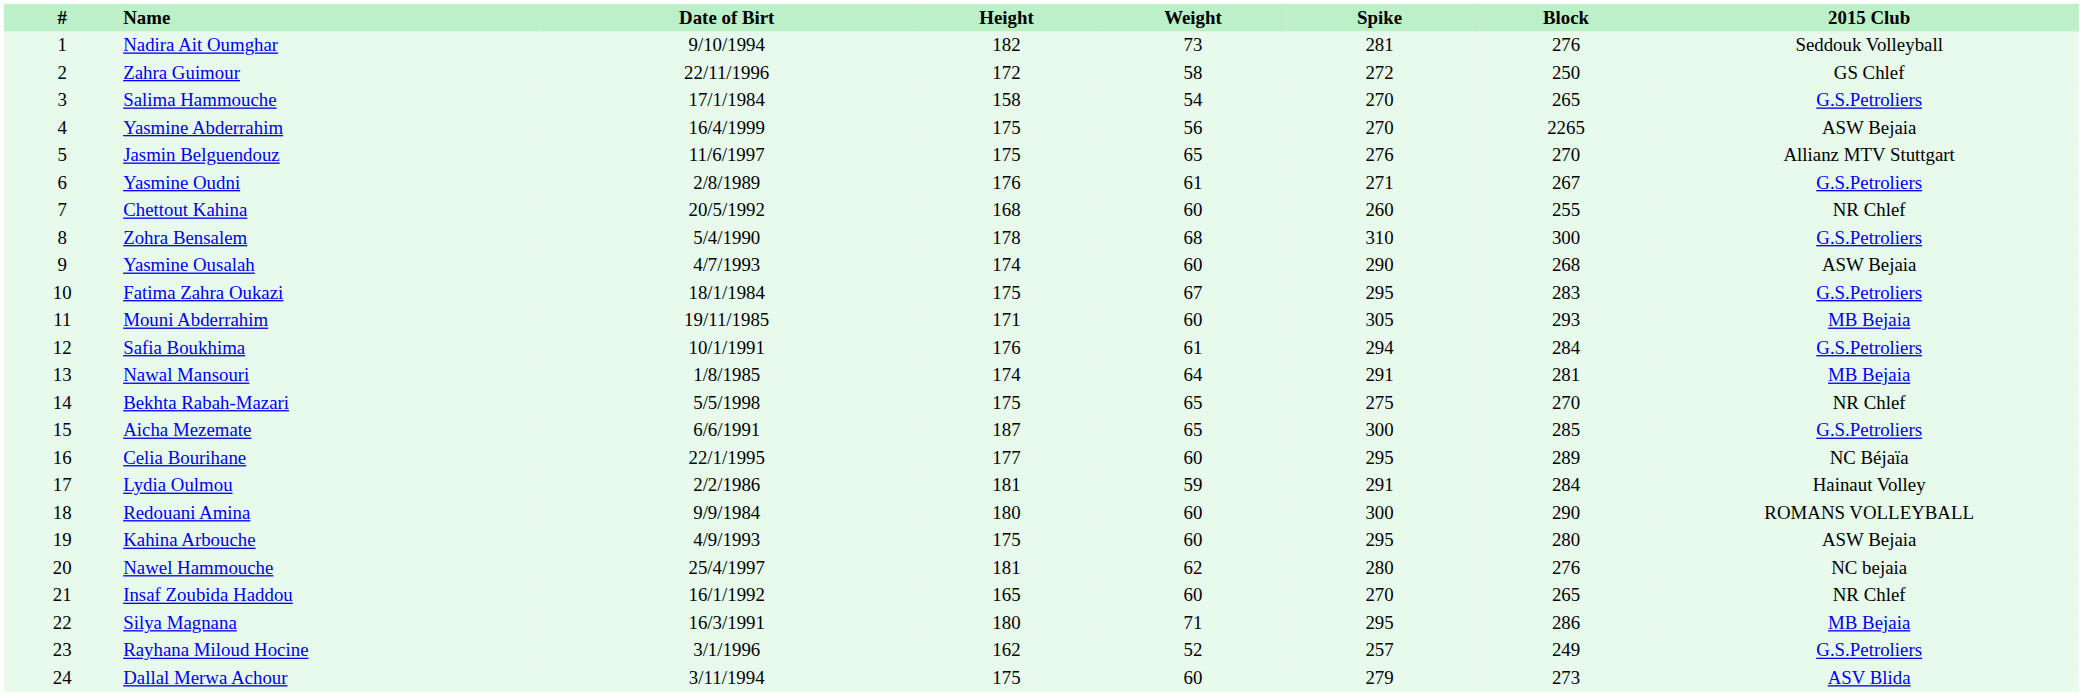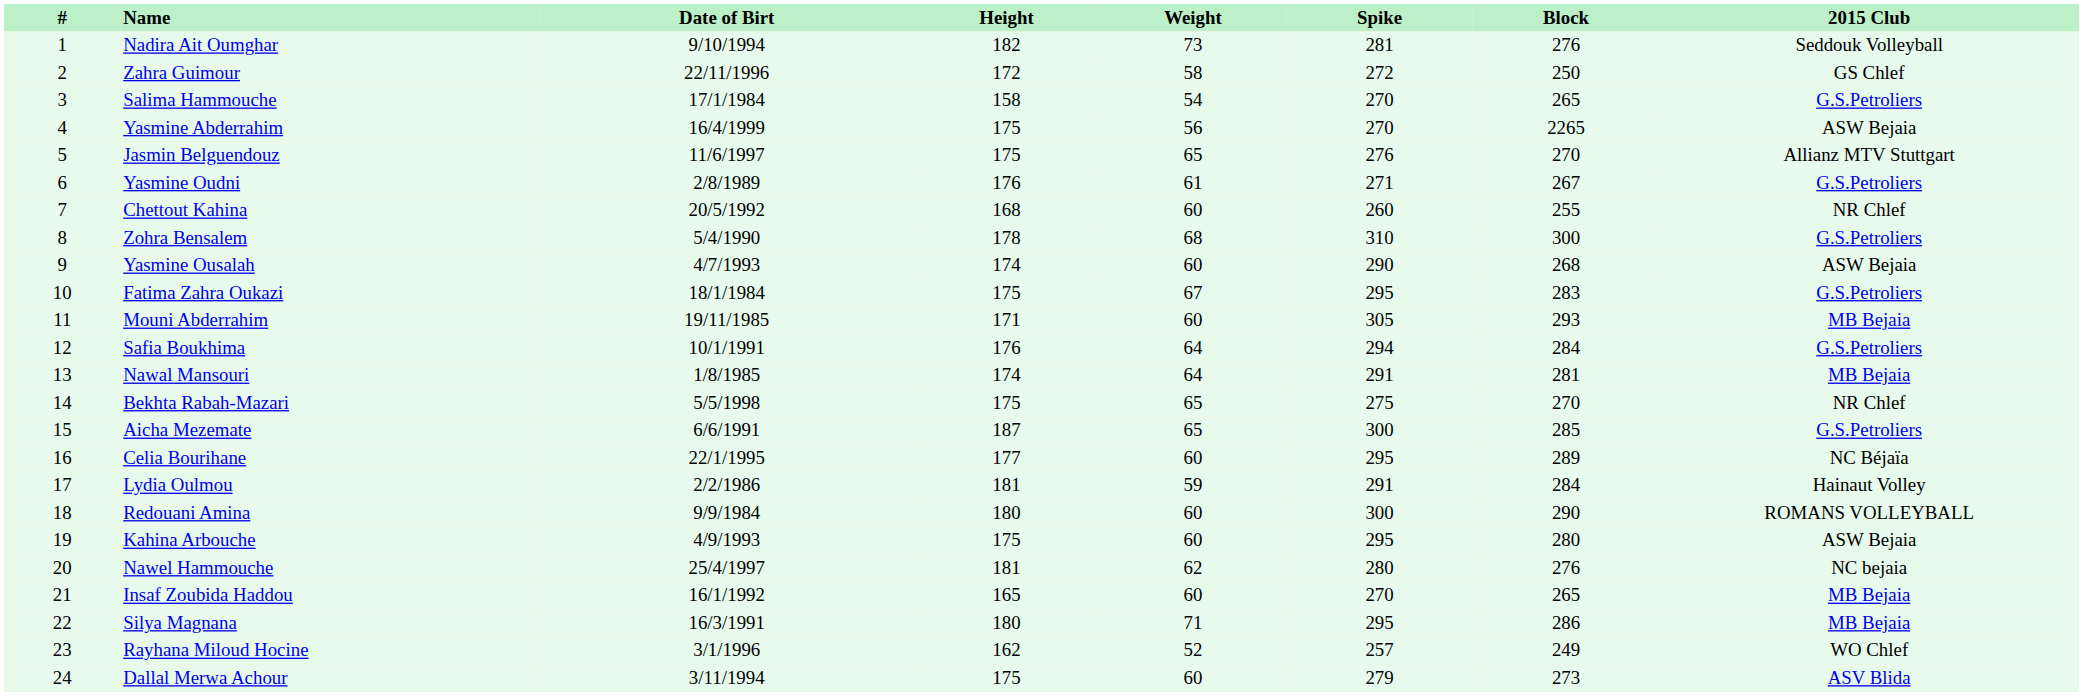(1193, 347) 61 -> (1193, 347) 64
(1869, 595) NR Chlef -> (1869, 595) MB Bejaia
(1869, 650) G.S.Petroliers -> (1869, 650) WO Chlef
